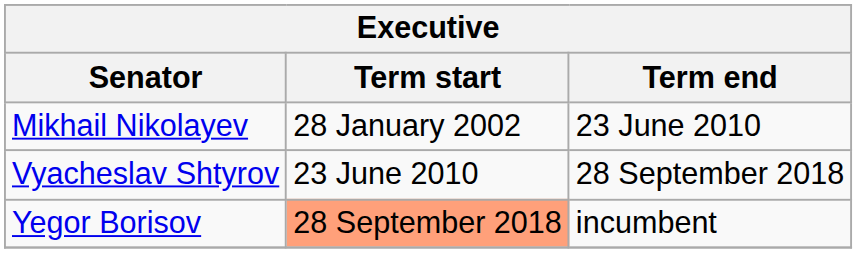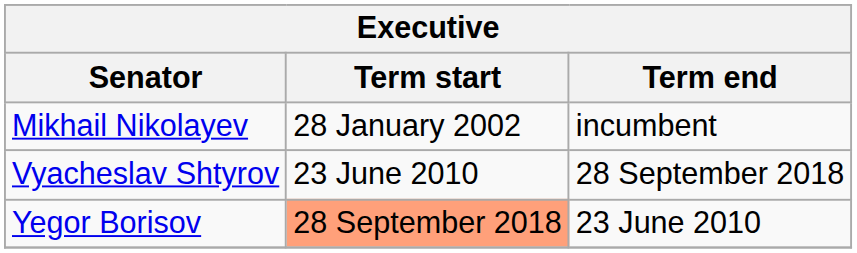(668, 125) 23 June 2010 -> (646, 125) incumbent
(646, 222) incumbent -> (668, 222) 23 June 2010
